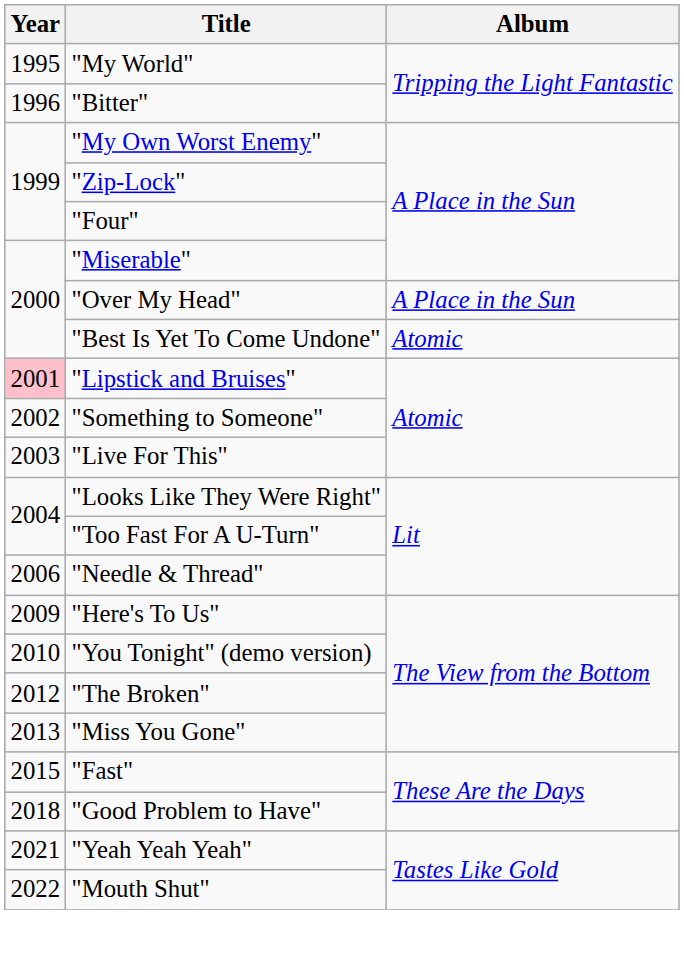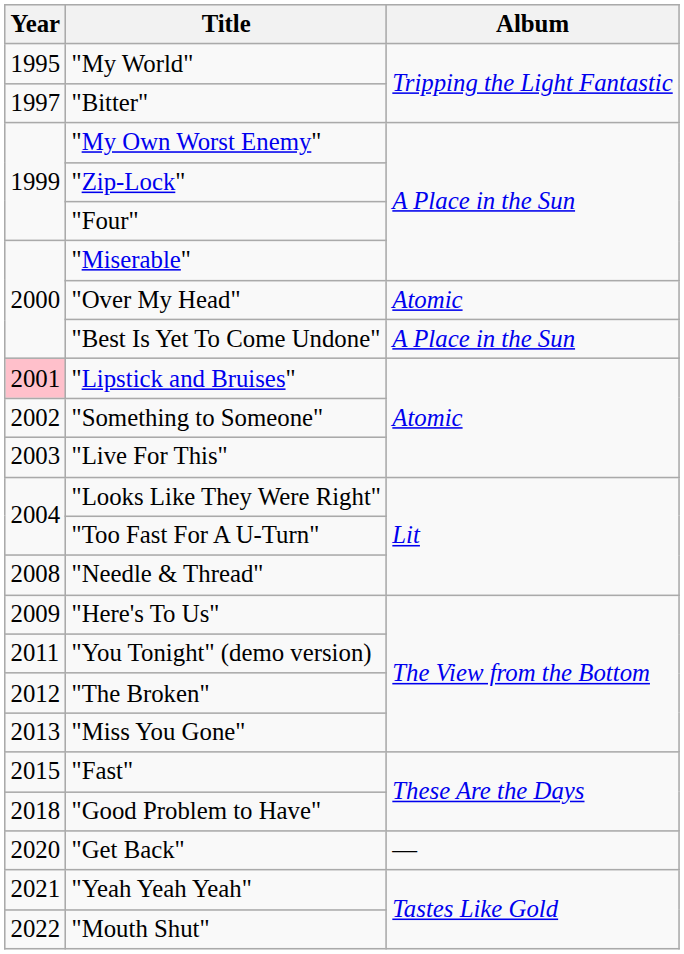(35, 102) 1996 -> (35, 102) 1997
(484, 299) A Place in the Sun -> (427, 299) Atomic
(427, 338) Atomic -> (484, 338) A Place in the Sun
(35, 574) 2006 -> (35, 574) 2008
(35, 653) 2010 -> (35, 653) 2011
+ row: (128, 850)
